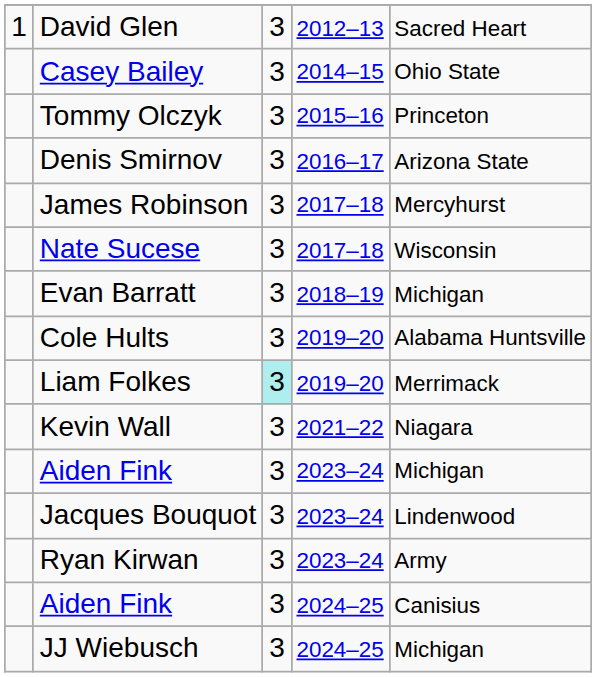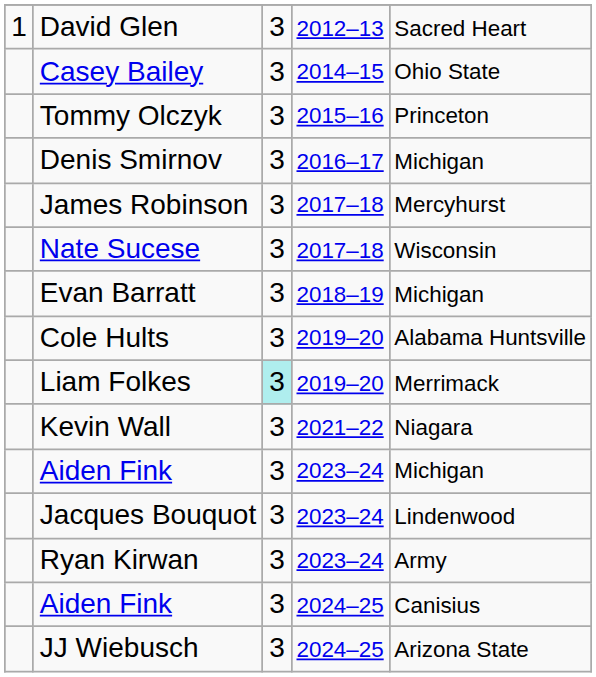(462, 160) Arizona State -> (439, 160) Michigan
(439, 649) Michigan -> (462, 649) Arizona State
